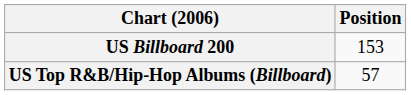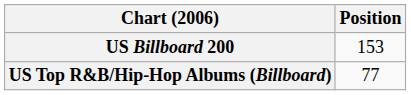(370, 75) 57 -> (370, 75) 77
